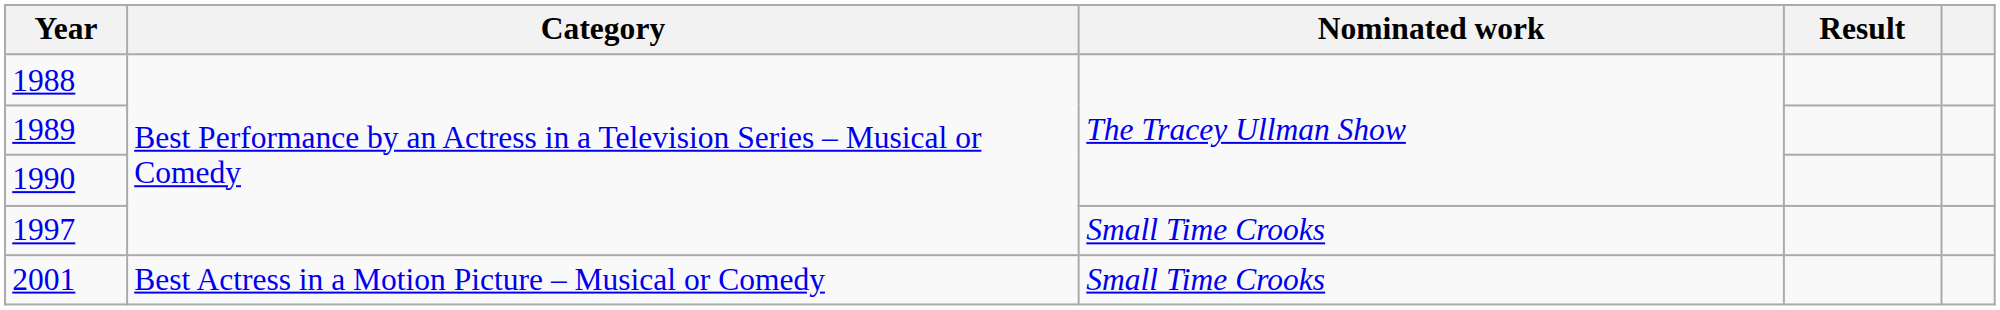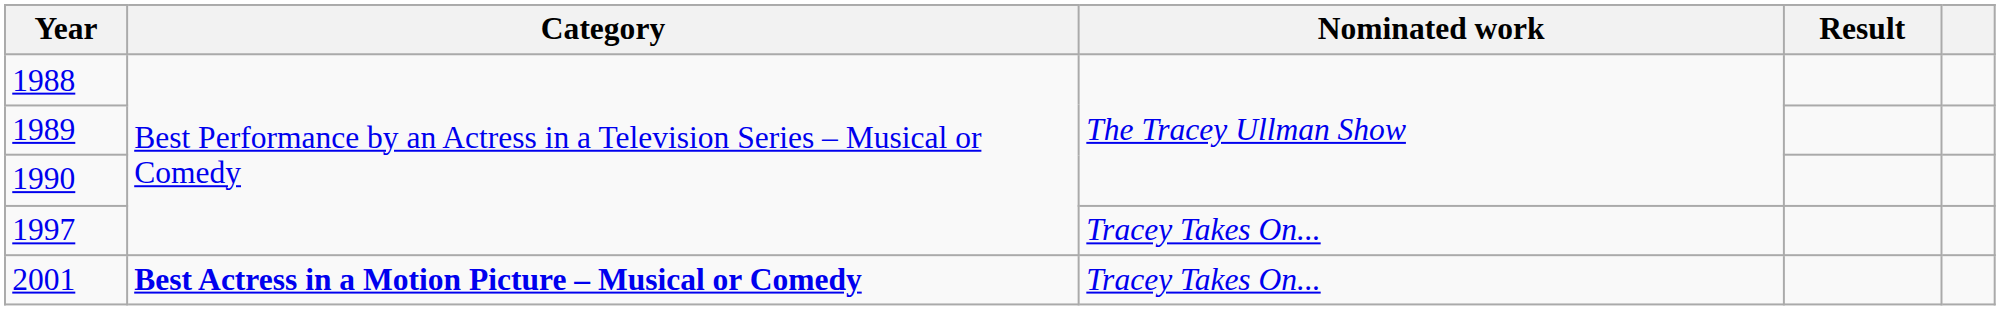(1206, 229) Small Time Crooks -> (1204, 229) Tracey Takes On...
(480, 279) normal -> (498, 279) bold
(1206, 279) Small Time Crooks -> (1204, 279) Tracey Takes On...
